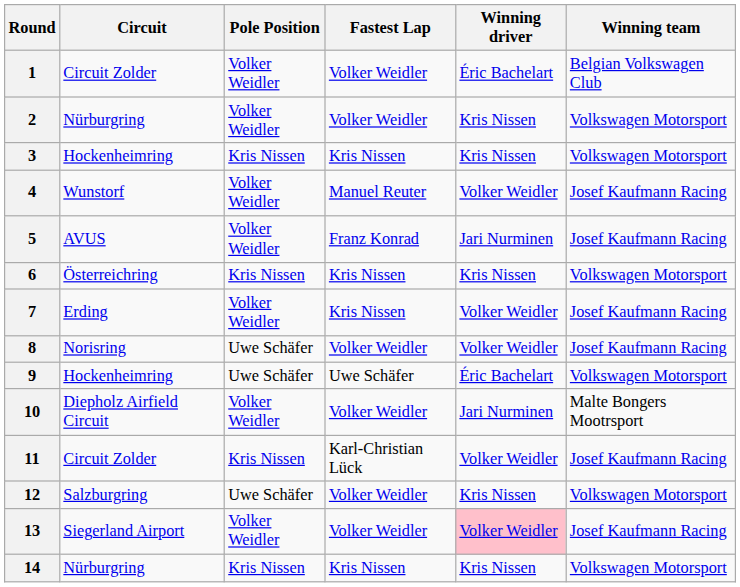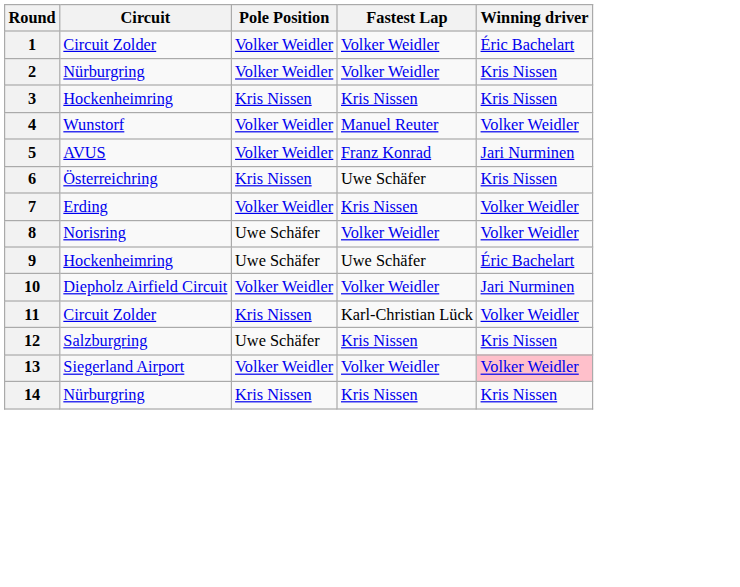- column: (651, 27)
(367, 275) Kris Nissen -> (383, 179) Uwe Schäfer
(378, 494) Volker Weidler -> (379, 340) Kris Nissen
